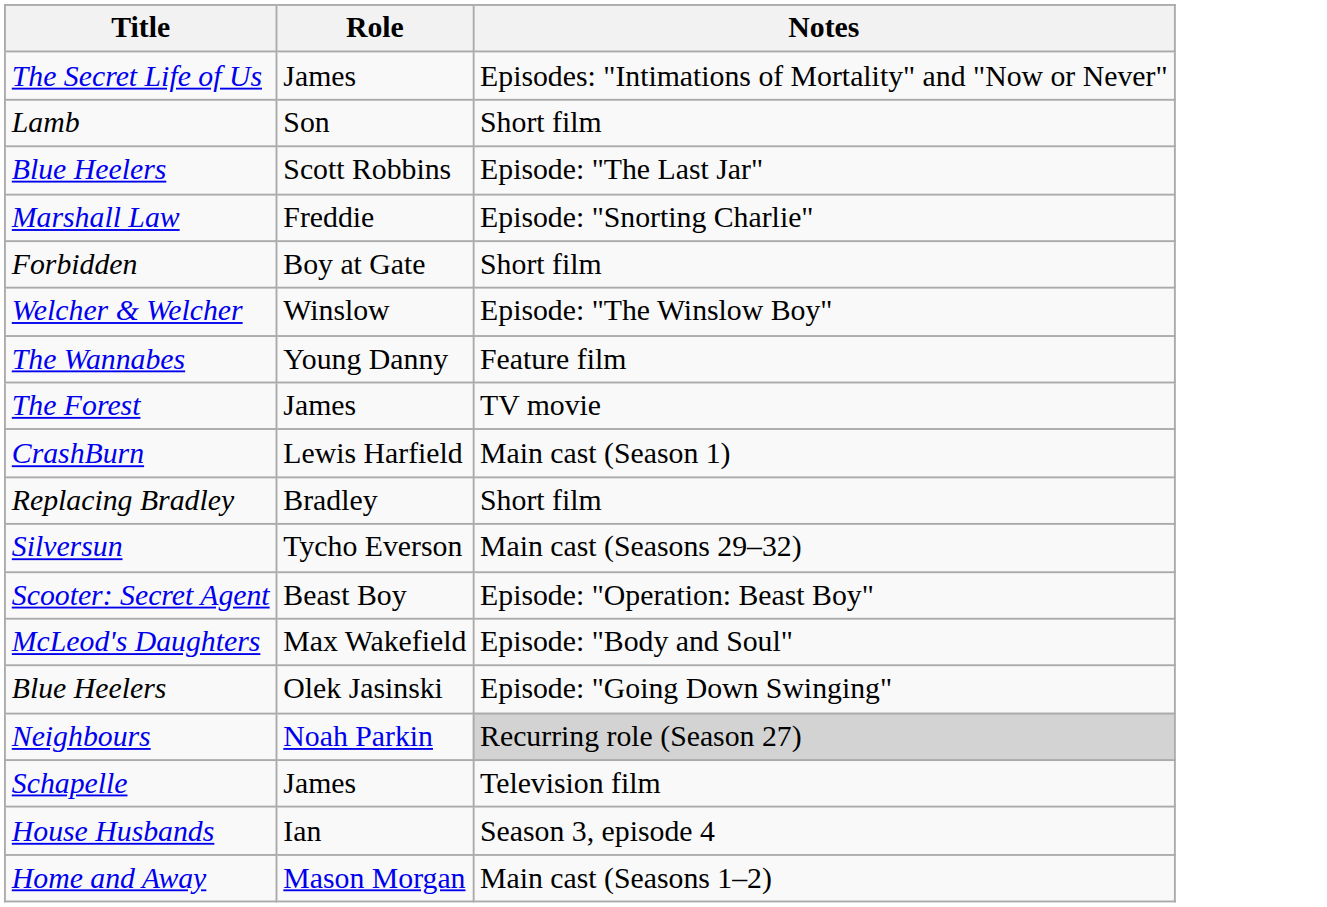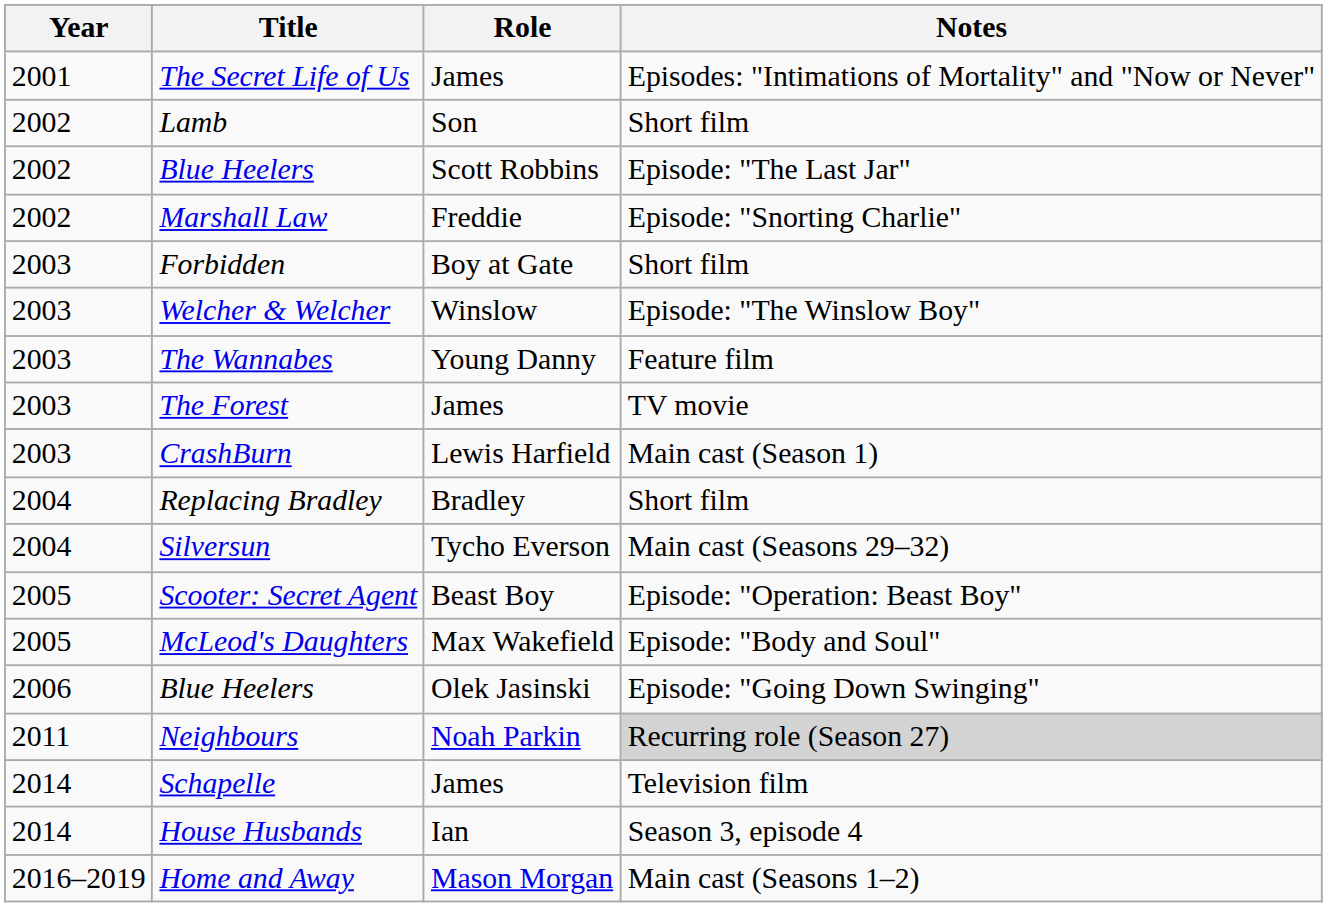+ column: (79, 28)
